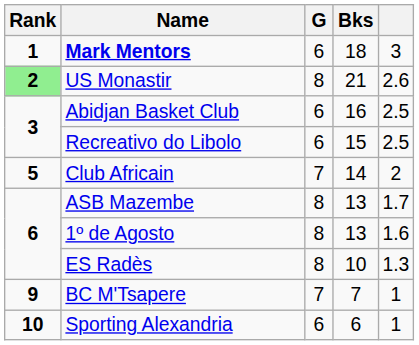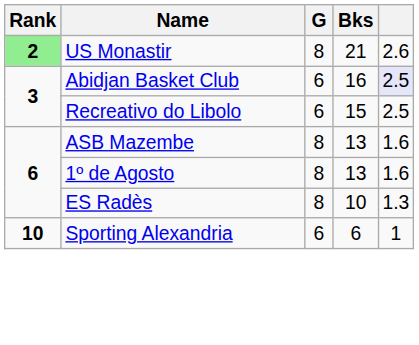- row: (128, 51)
(396, 112) no background -> (396, 81) lavender background
- row: (120, 173)
(396, 203) 1.7 -> (396, 142) 1.6
- row: (126, 295)
